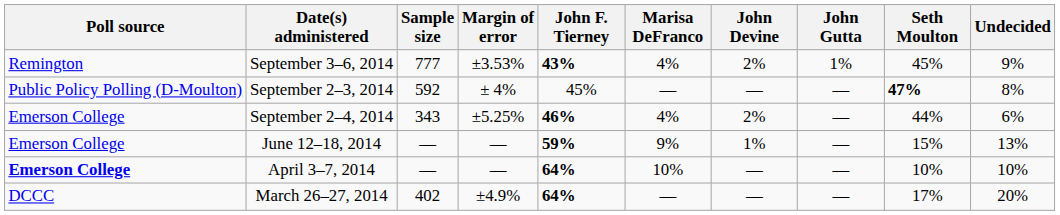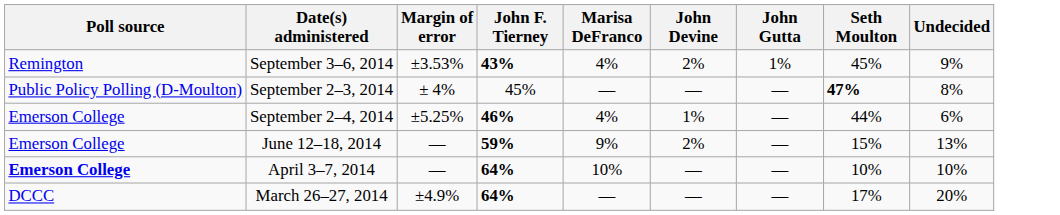- column: (428, 27)
(754, 116) 2% -> (693, 116) 1%
(754, 143) 1% -> (693, 143) 2%
